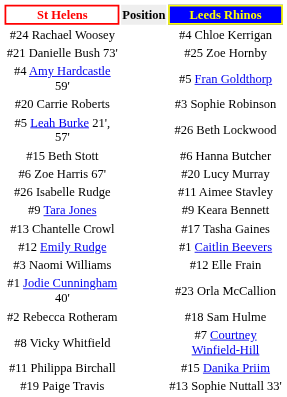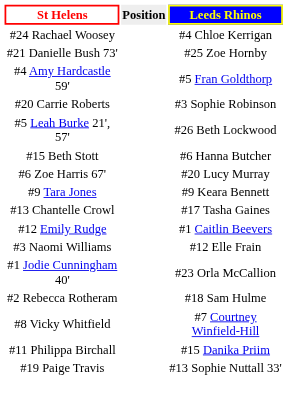- row: (62, 192)
